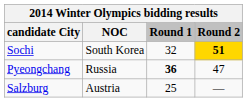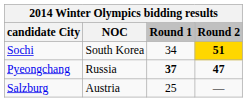(171, 50) 32 -> (171, 50) 34
(171, 69) 36 -> (171, 69) 37
(219, 69) normal -> (219, 69) bold
